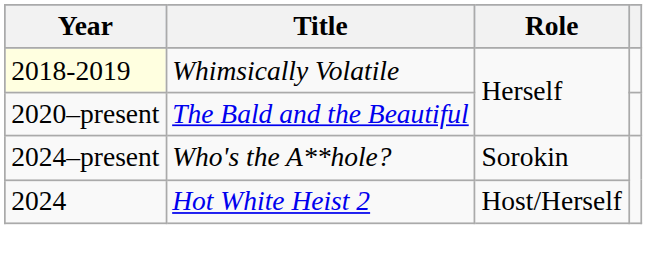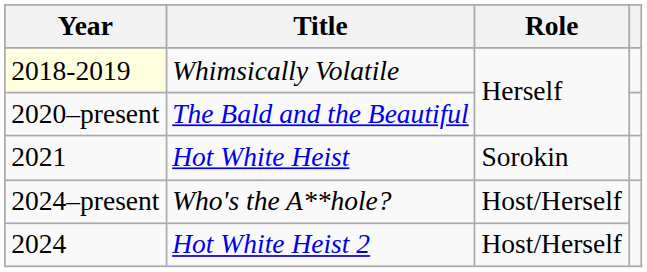+ row: (261, 157)
(525, 157) Sorokin -> (552, 200) Host/Herself
